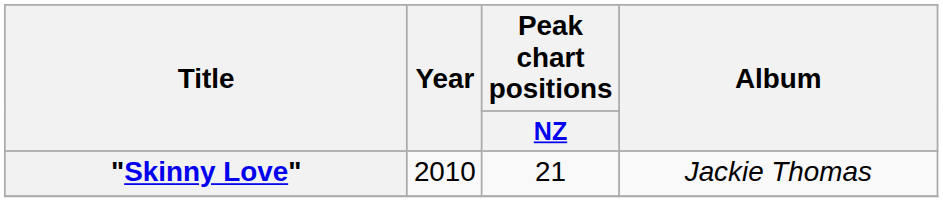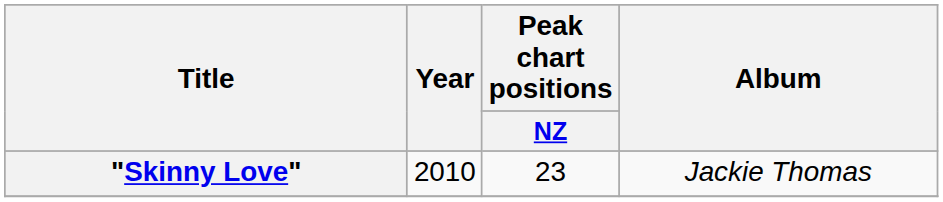(551, 172) 21 -> (551, 172) 23
